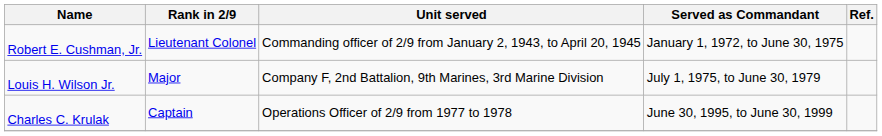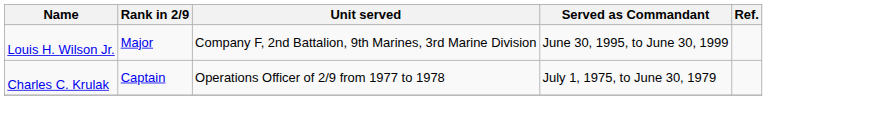- row: (75, 49)
(734, 77) July 1, 1975, to June 30, 1979 -> (635, 42) June 30, 1995, to June 30, 1999
(740, 112) June 30, 1995, to June 30, 1999 -> (629, 77) July 1, 1975, to June 30, 1979
